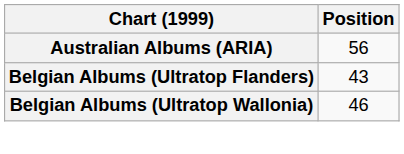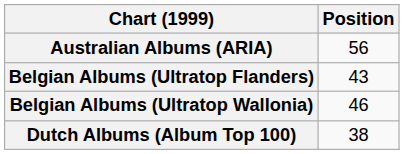+ row: (161, 134)
